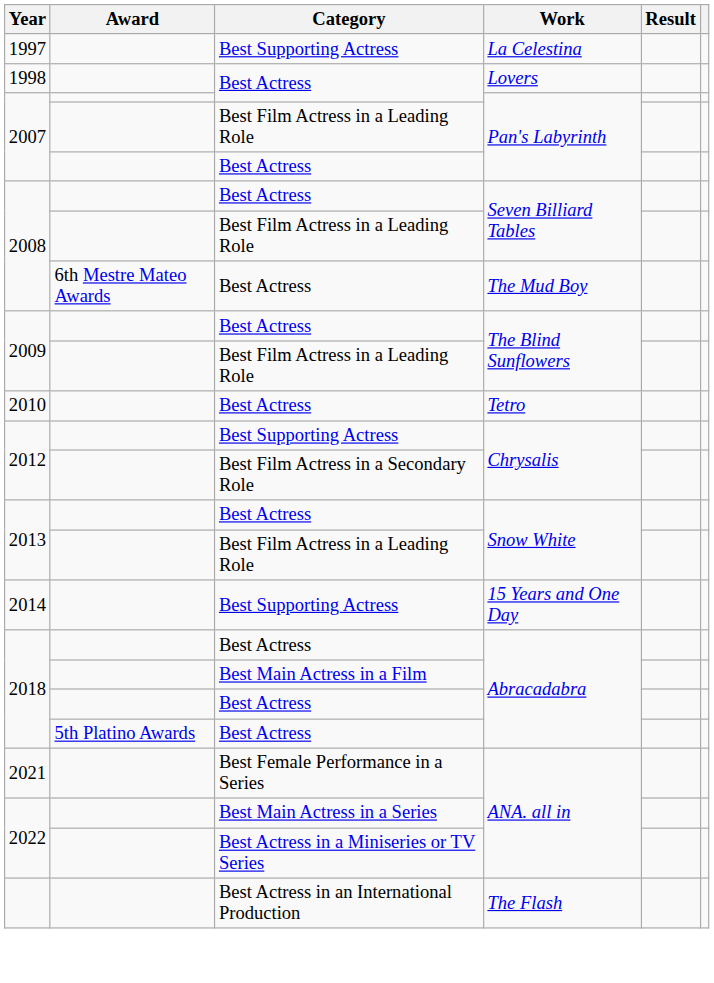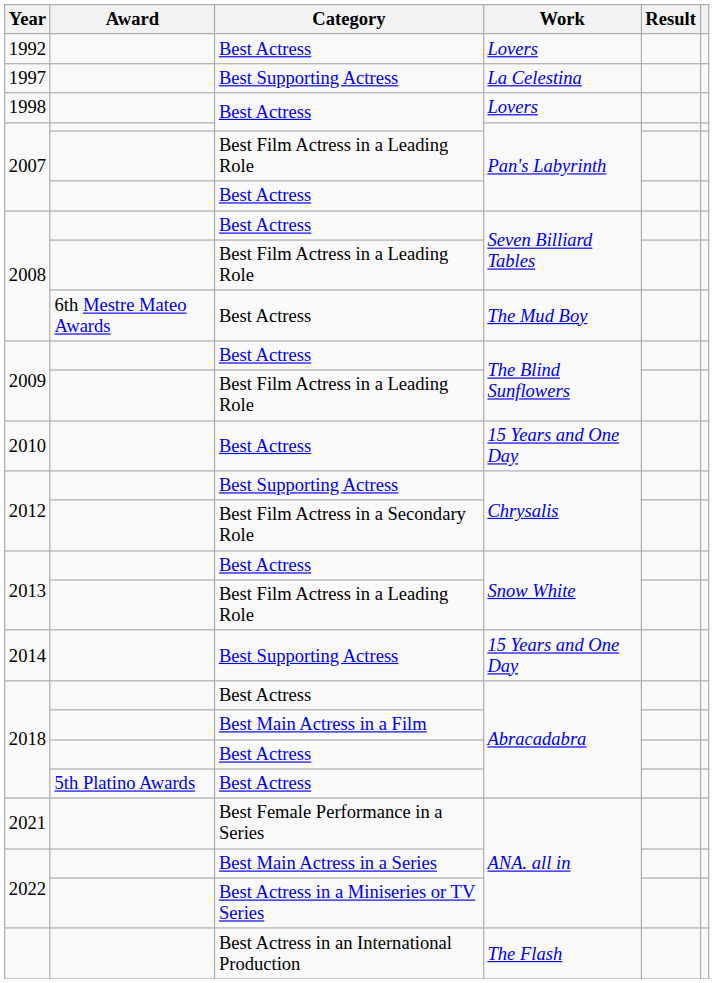+ row: (27, 48)
(506, 405) Tetro -> (553, 445) 15 Years and One Day
